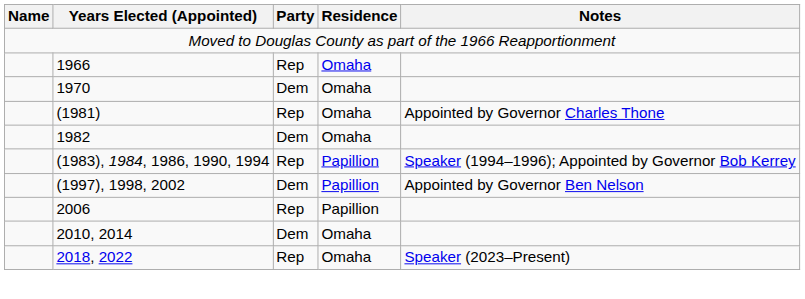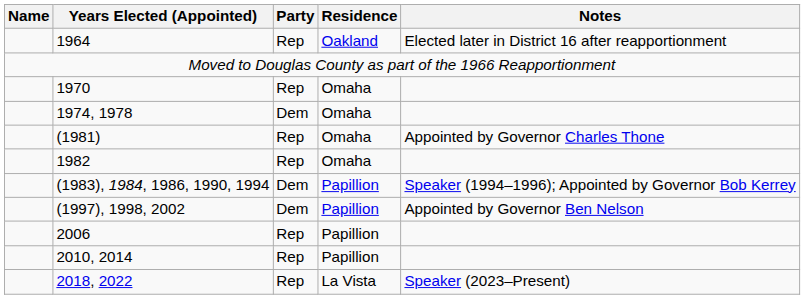+ row: (73, 40)
- row: (73, 64)
(292, 88) Dem -> (290, 88) Rep
+ row: (94, 112)
(292, 137) Dem -> (290, 161) Rep
(290, 161) Rep -> (292, 185) Dem
(292, 233) Dem -> (290, 257) Rep
(346, 233) Omaha -> (350, 257) Papillion
(346, 257) Omaha -> (349, 281) La Vista
